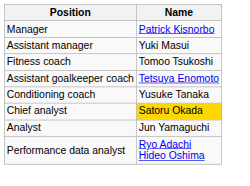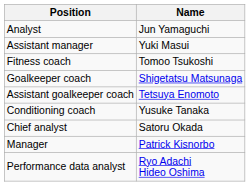rows swapped: (27, 29) <-> (24, 128)
+ row: (49, 78)
(171, 111) gold background -> (171, 128) no background
